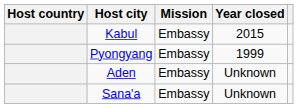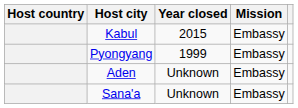columns swapped: (184, 14) <-> (250, 14)
